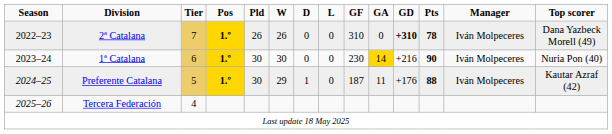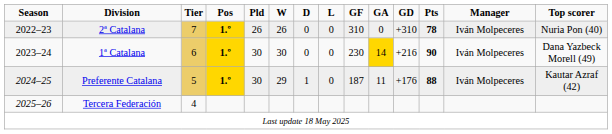(406, 35) bold -> (406, 29) normal
(572, 35) Dana Yazbeck Morell (49) -> (572, 29) Nuria Pon (40)
(572, 58) Nuria Pon (40) -> (572, 52) Dana Yazbeck Morell (49)
